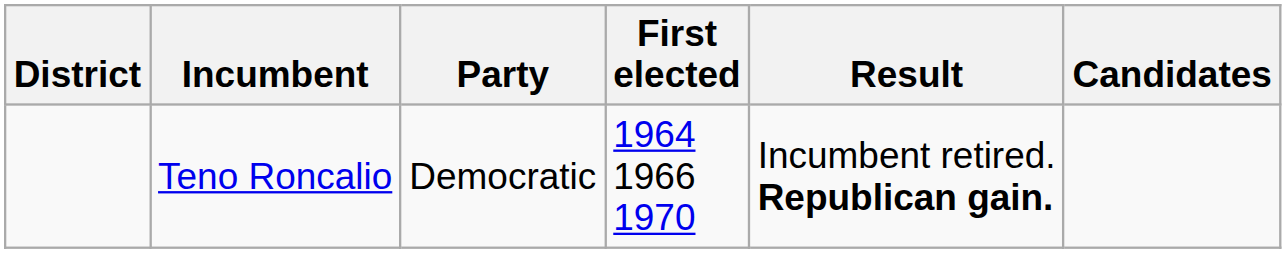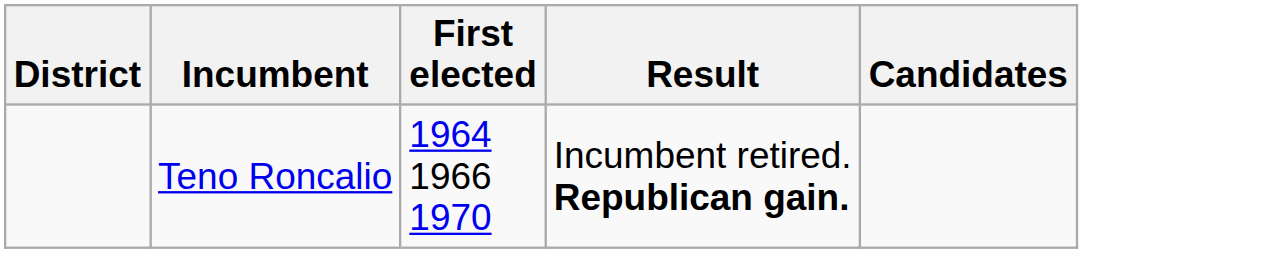- column: (503, 75)
